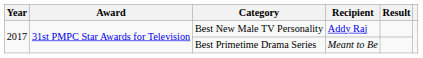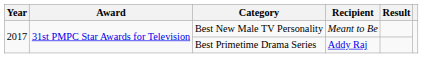(348, 28) Addy Raj -> (353, 28) Meant to Be
(353, 45) Meant to Be -> (348, 45) Addy Raj
